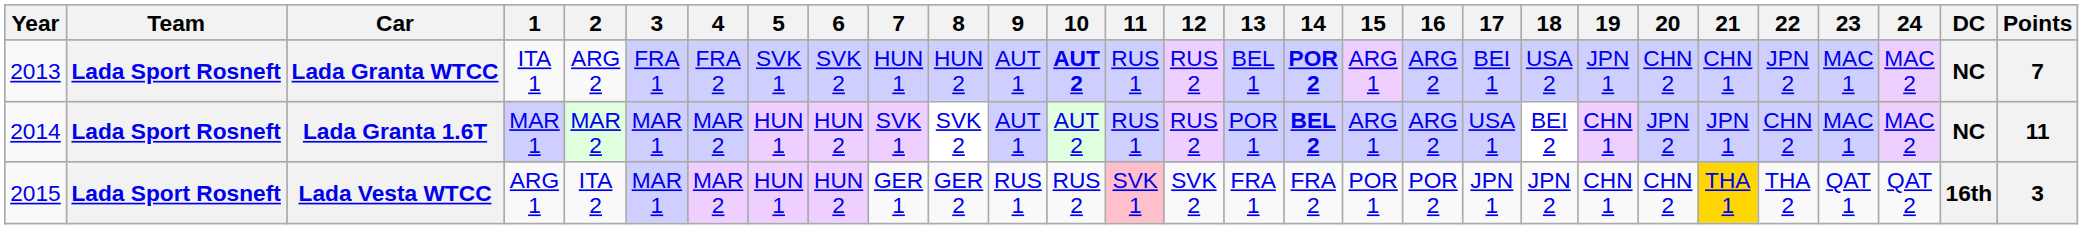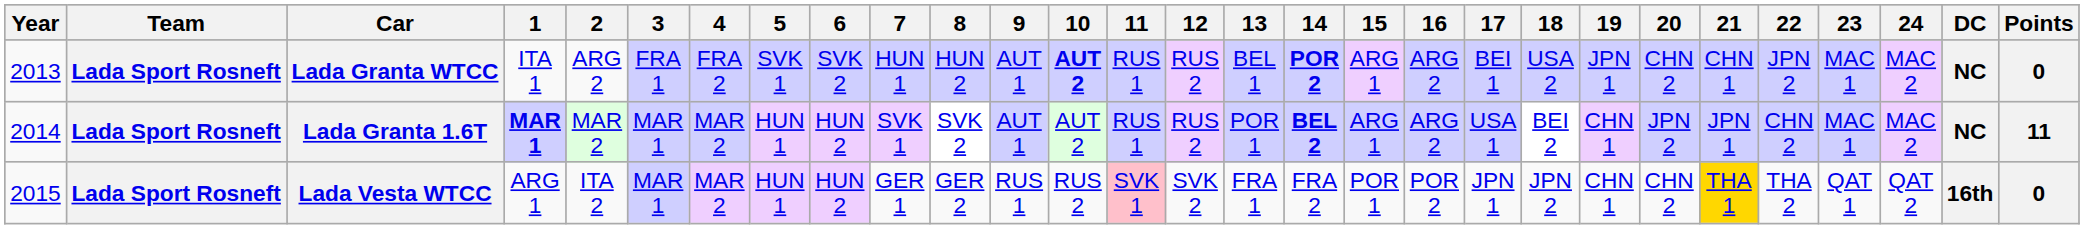(2038, 71) 7 -> (2039, 71) 0
(534, 132) normal -> (535, 132) bold
(2038, 192) 3 -> (2039, 192) 0
